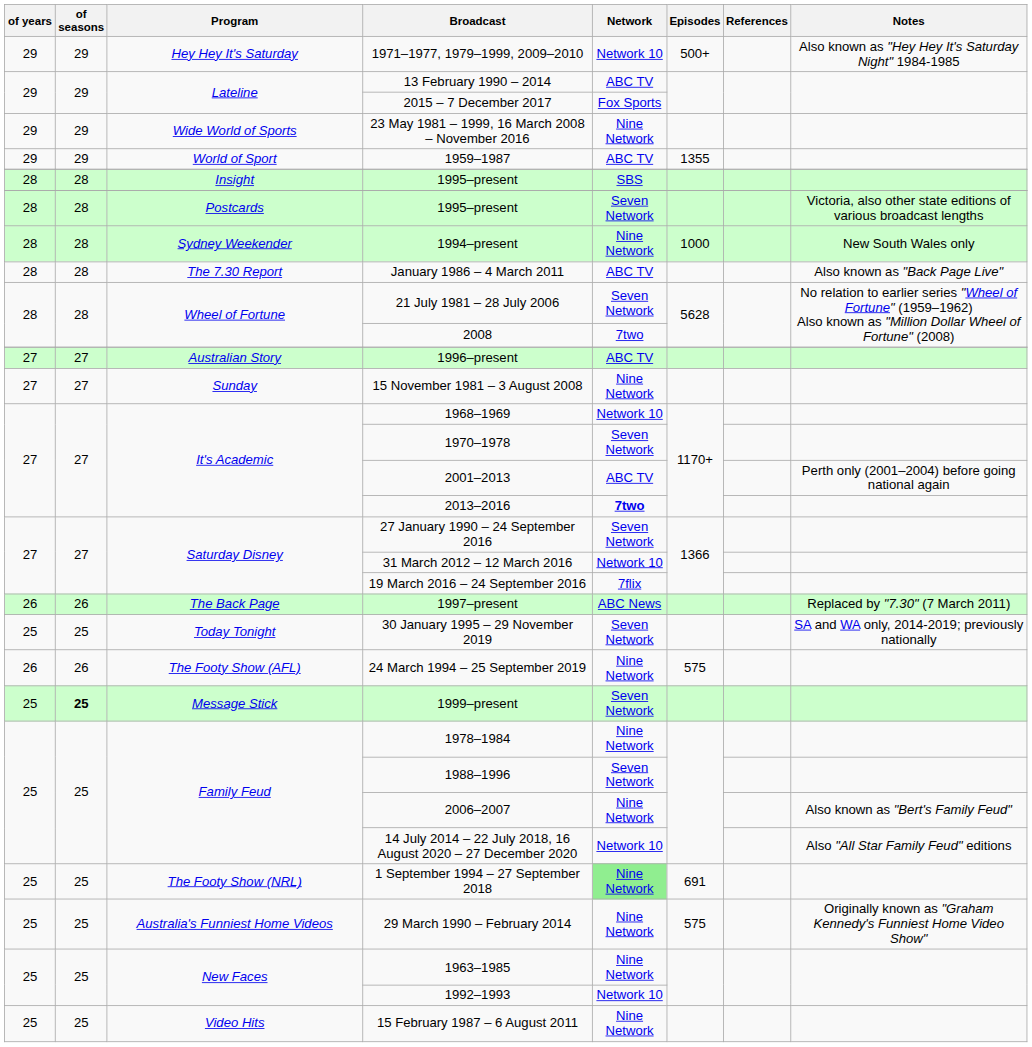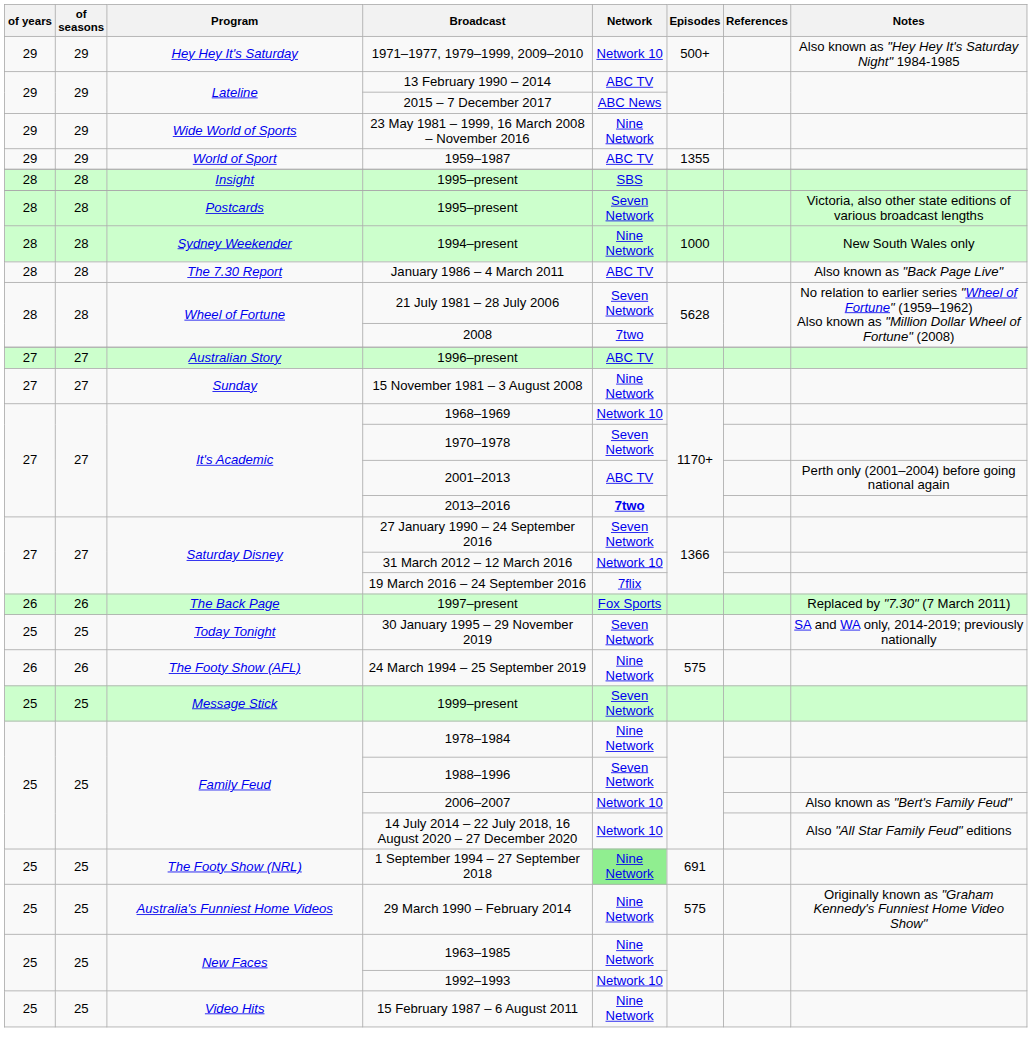(630, 102) Fox Sports -> (630, 102) ABC News
(630, 604) ABC News -> (630, 604) Fox Sports
(81, 703) bold -> (81, 703) normal
(630, 810) Nine Network -> (630, 802) Network 10
